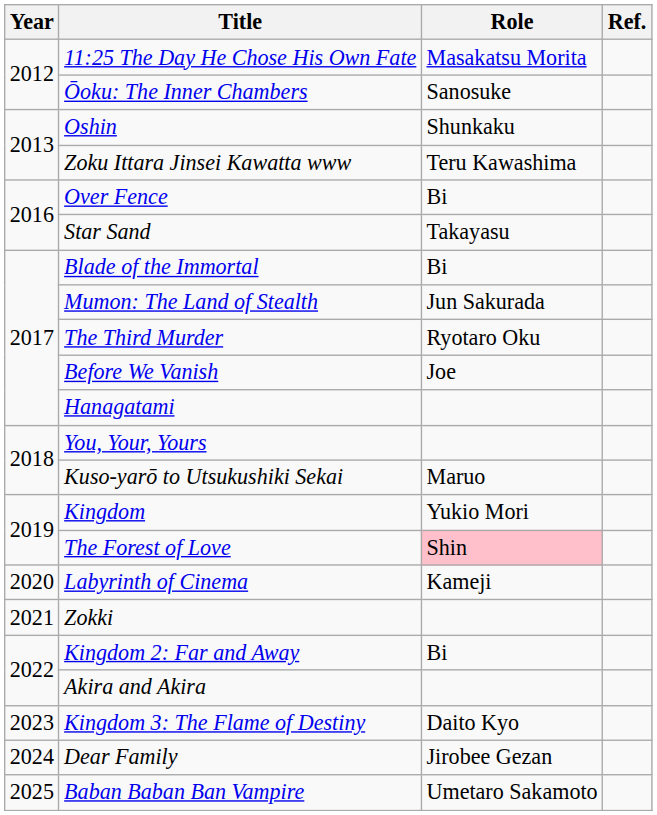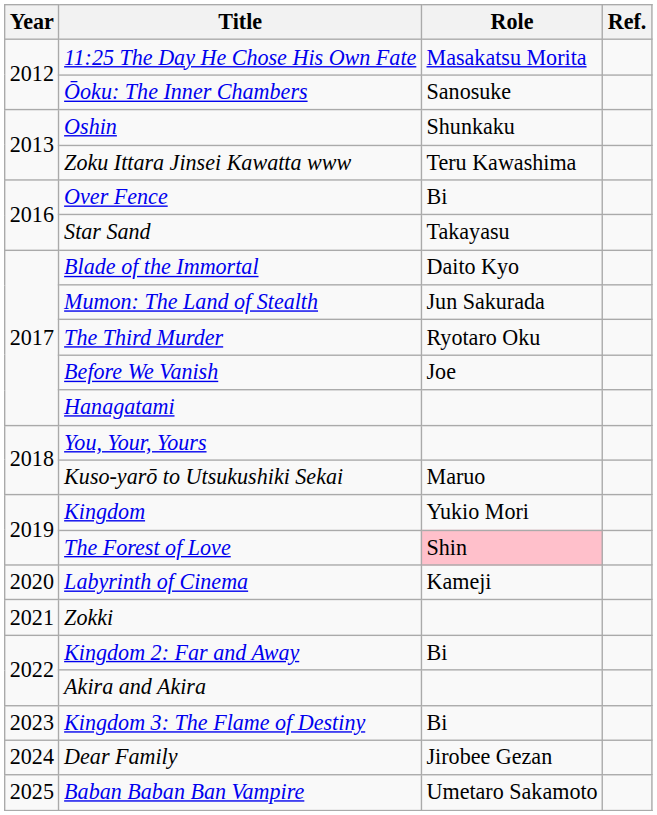(437, 267) Bi -> (473, 267) Daito Kyo
(473, 722) Daito Kyo -> (437, 722) Bi
